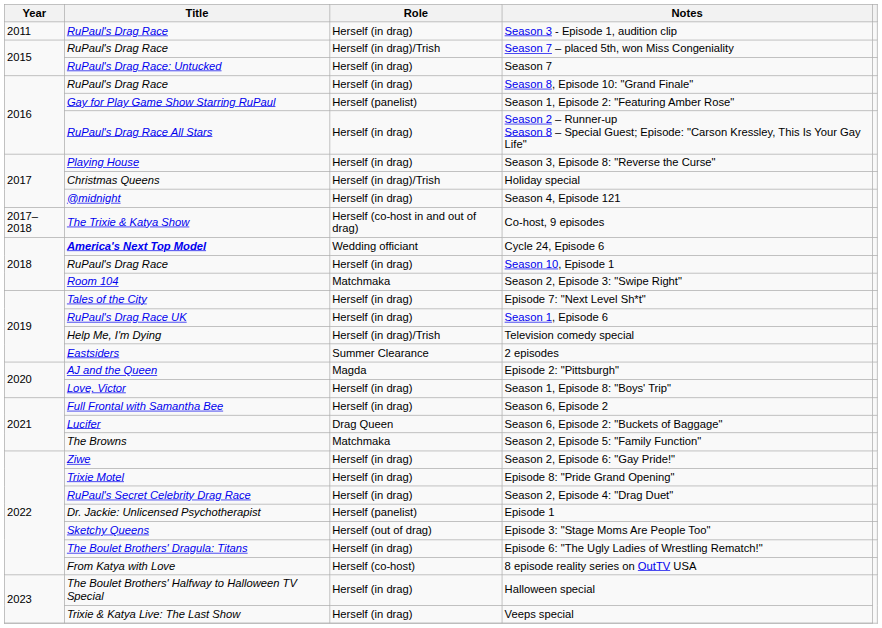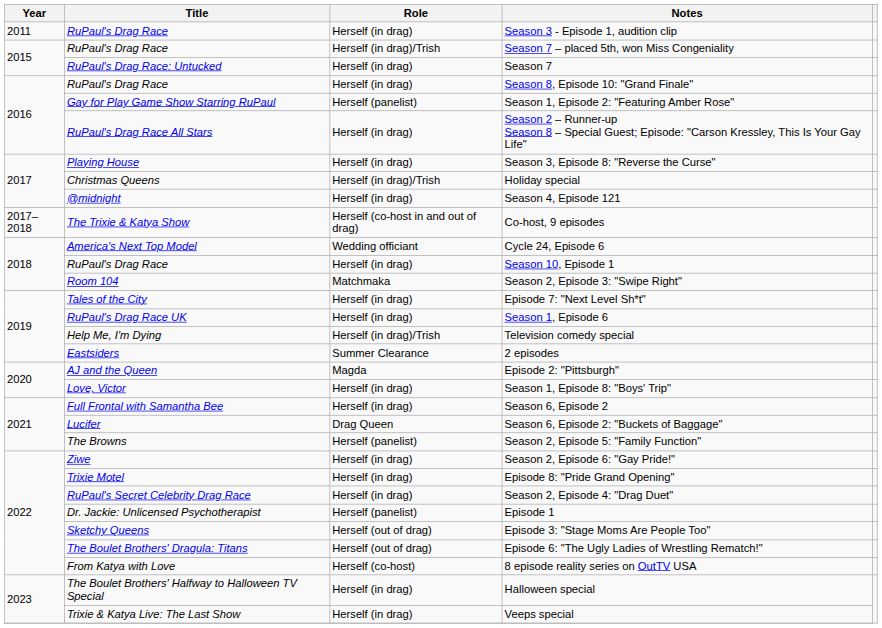(136, 246) bold -> (132, 246) normal
(361, 441) Matchmaka -> (375, 441) Herself (panelist)
(372, 548) Herself (in drag) -> (382, 548) Herself (out of drag)
